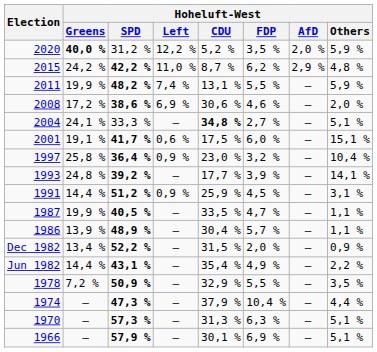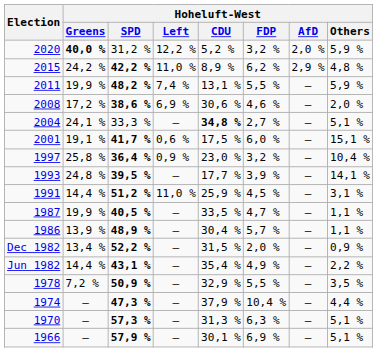(263, 49) 3,5 % -> (263, 49) 3,2 %
(218, 67) 8,7 % -> (218, 67) 8,9 %
(131, 176) 39,2 % -> (131, 176) 39,5 %
(173, 194) 0,9 % -> (176, 194) 11,0 %
